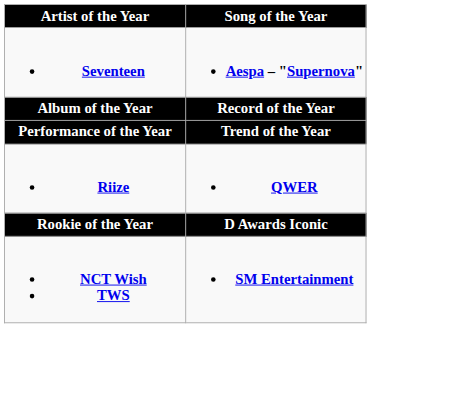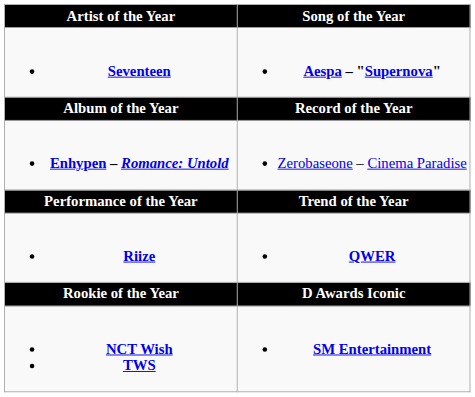+ row: (121, 163)
